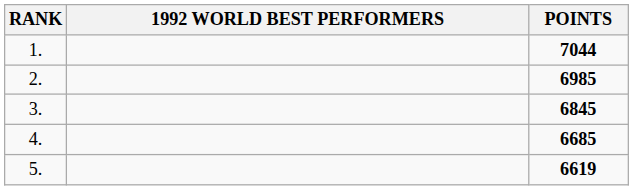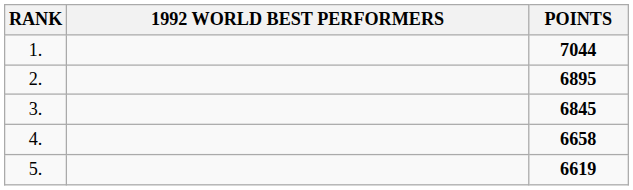(578, 79) 6985 -> (578, 79) 6895
(578, 139) 6685 -> (578, 139) 6658
